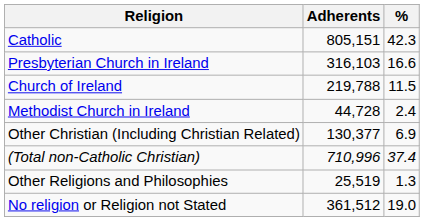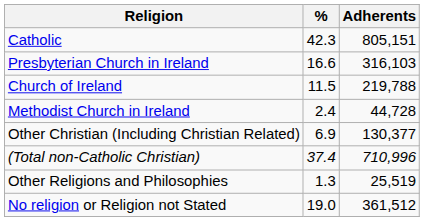columns swapped: (343, 16) <-> (402, 16)
